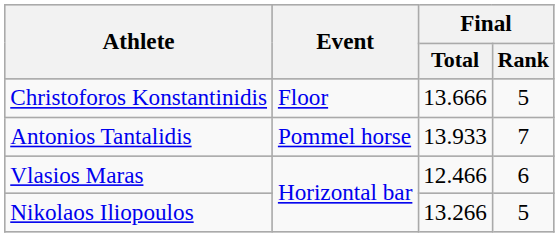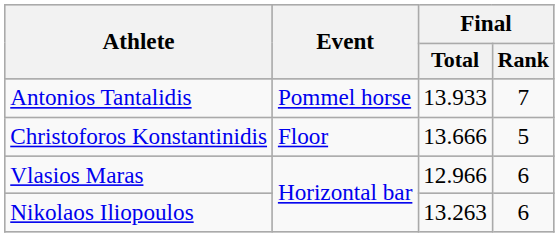rows swapped: (101, 136) <-> (139, 98)
(455, 174) 12.466 -> (455, 174) 12.966
(455, 213) 13.266 -> (455, 213) 13.263
(523, 213) 5 -> (523, 213) 6
